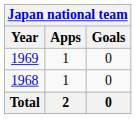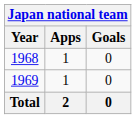rows swapped: (25, 80) <-> (25, 59)
